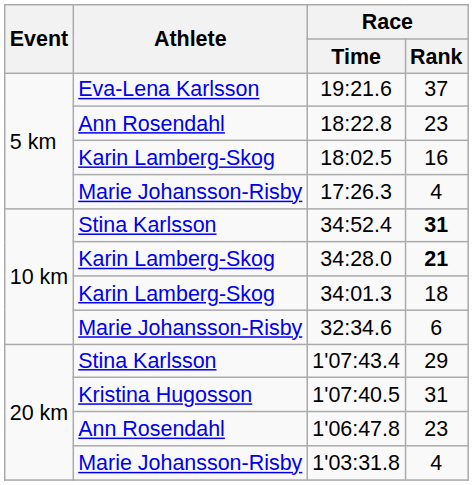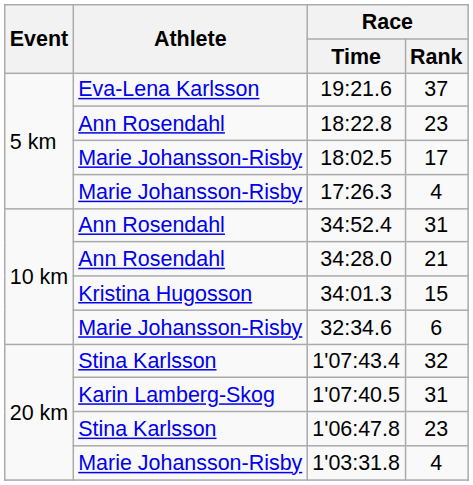(177, 158) Karin Lamberg-Skog -> (190, 158) Marie Johansson-Risby
(436, 158) 16 -> (436, 158) 17
(147, 225) Stina Karlsson -> (152, 225) Ann Rosendahl
(436, 225) bold -> (436, 225) normal
(177, 259) Karin Lamberg-Skog -> (152, 259) Ann Rosendahl
(436, 259) bold -> (436, 259) normal
(177, 293) Karin Lamberg-Skog -> (165, 293) Kristina Hugosson
(436, 293) 18 -> (436, 293) 15
(436, 361) 29 -> (436, 361) 32
(165, 395) Kristina Hugosson -> (177, 395) Karin Lamberg-Skog
(152, 429) Ann Rosendahl -> (147, 429) Stina Karlsson
